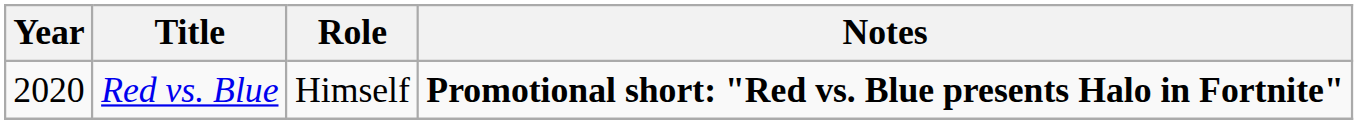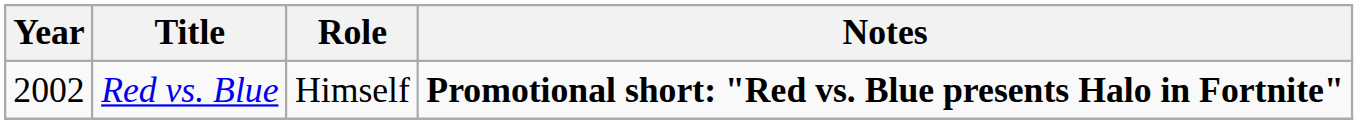(49, 89) 2020 -> (49, 89) 2002
